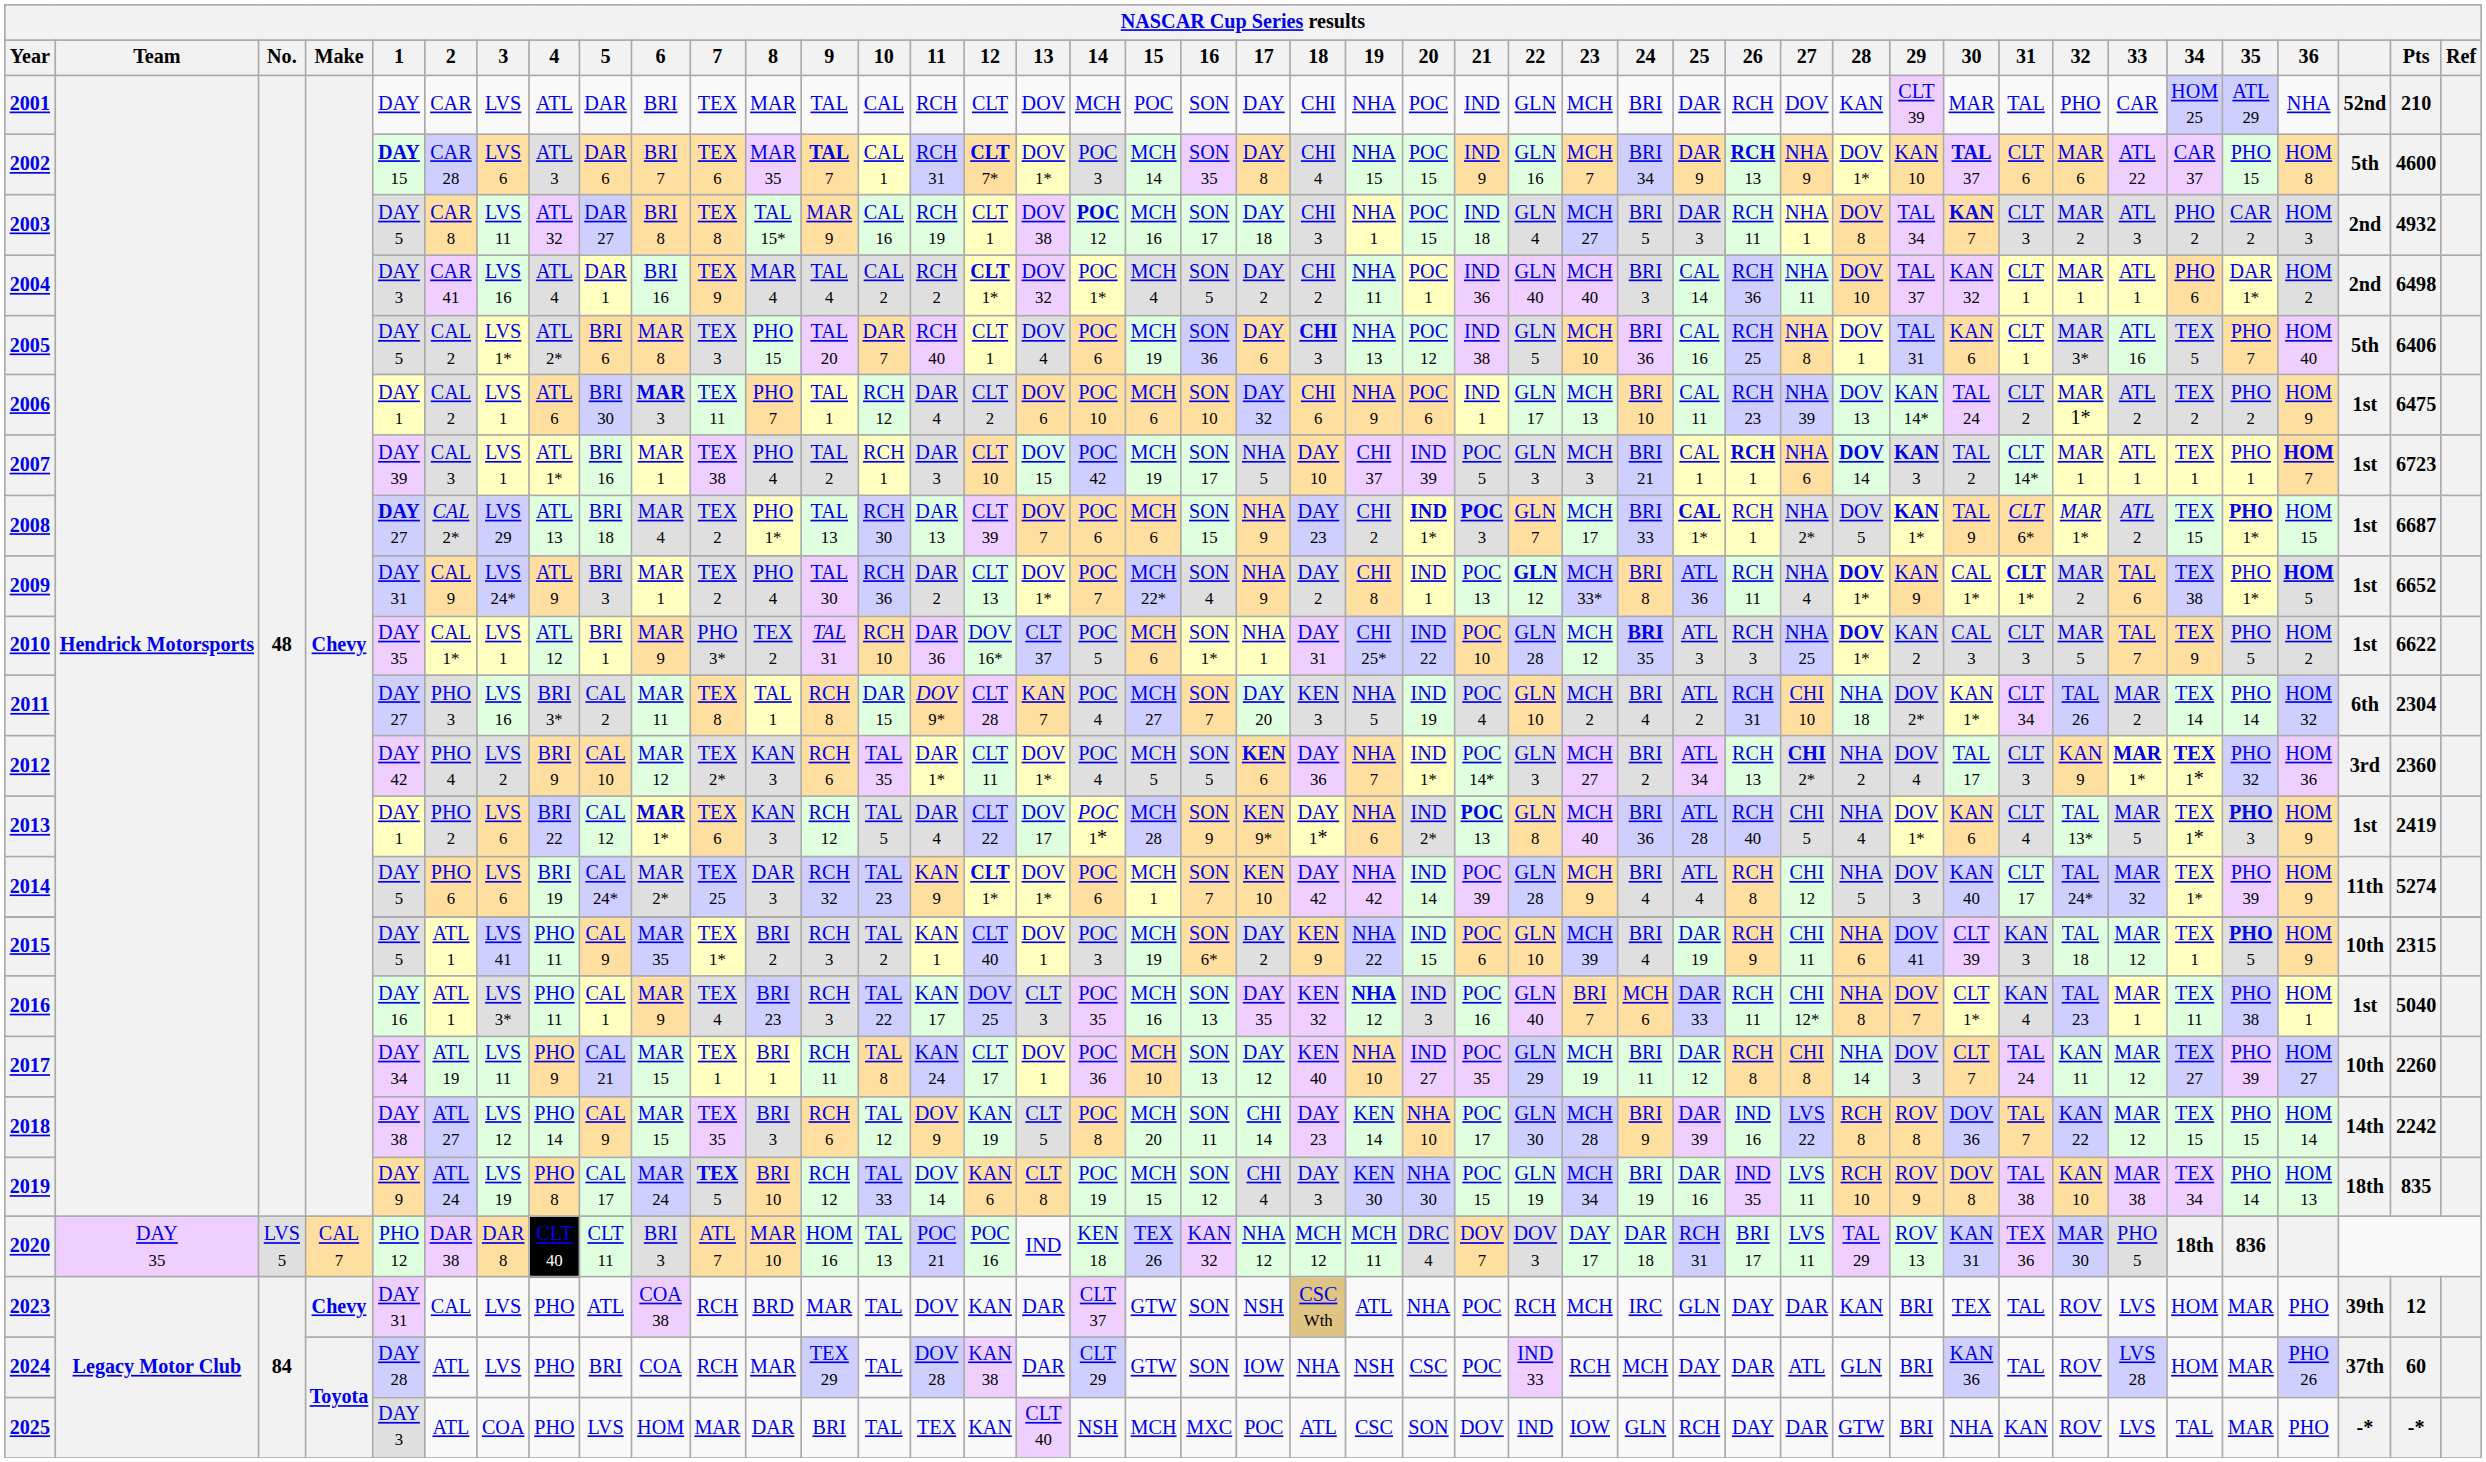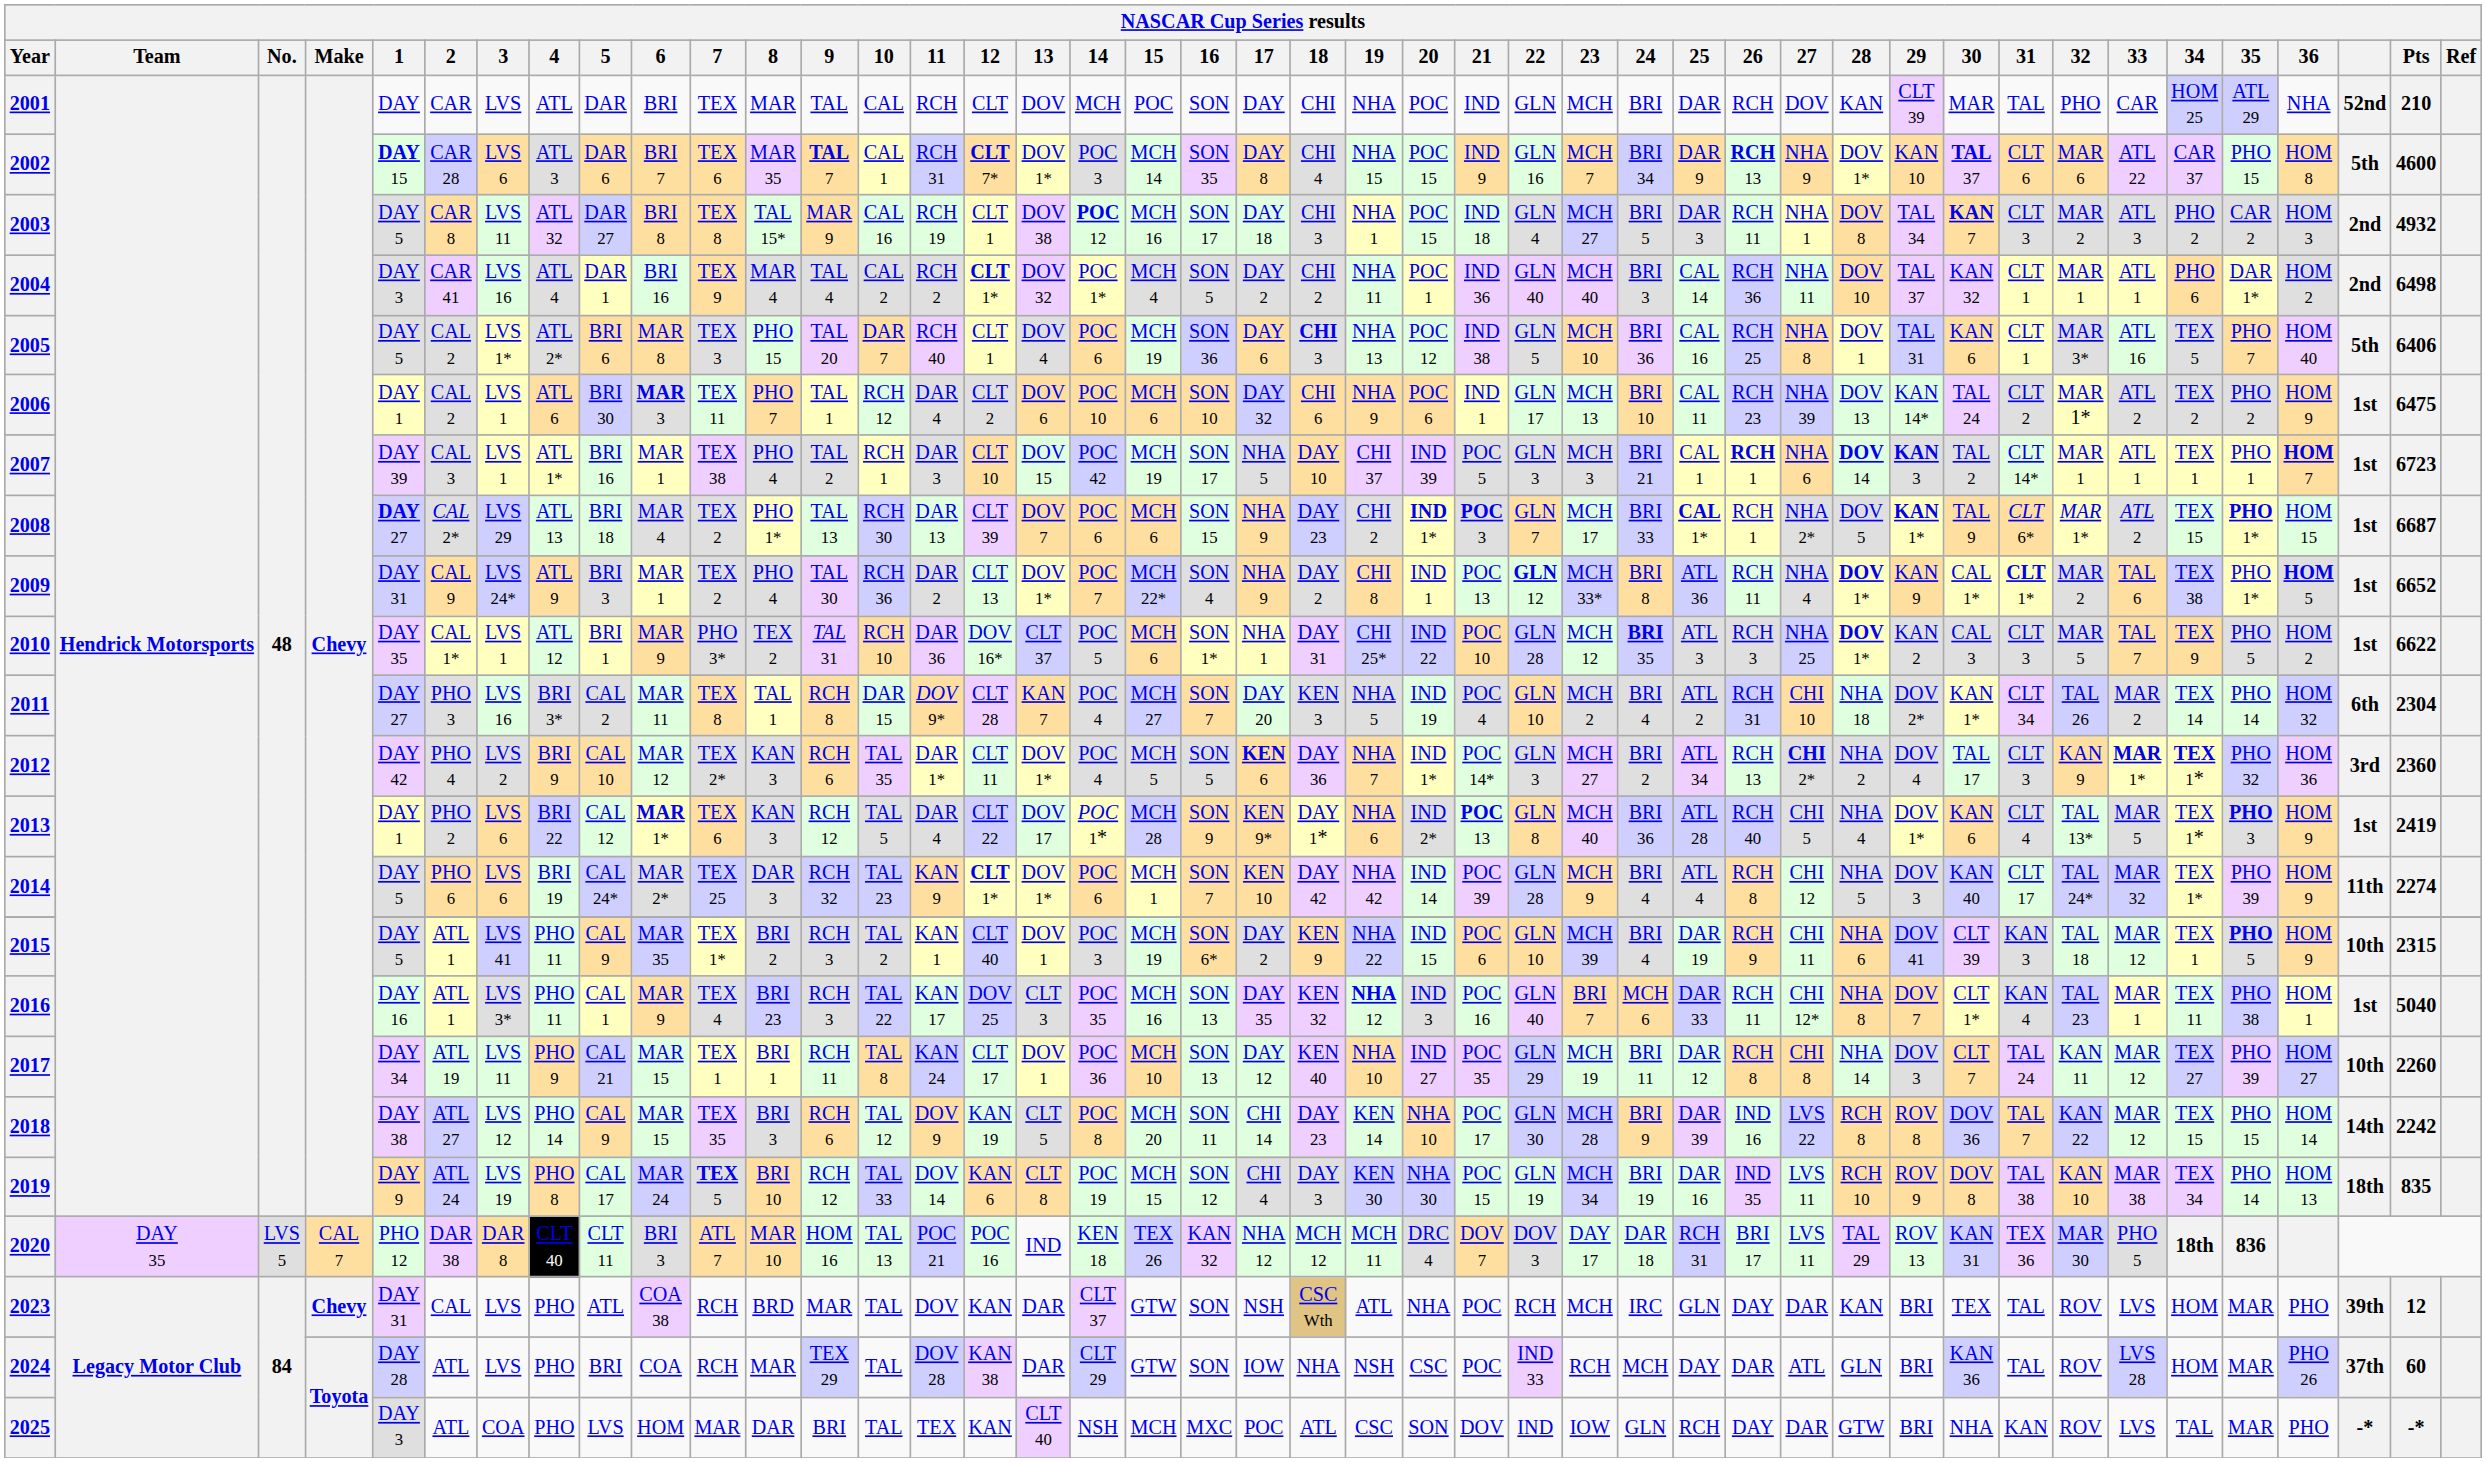(2416, 885) 5274 -> (2416, 885) 2274
